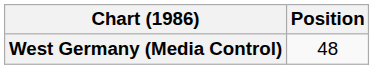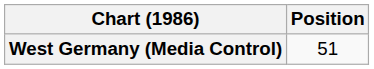(328, 49) 48 -> (328, 49) 51
